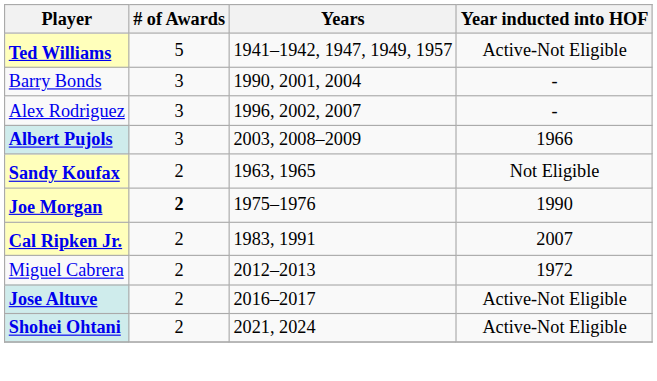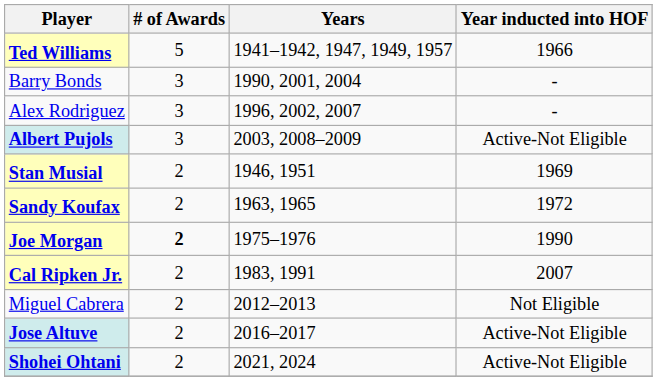(555, 50) Active-Not Eligible -> (555, 50) 1966
(555, 139) 1966 -> (555, 139) Active-Not Eligible
+ row: (56, 173)
(555, 170) Not Eligible -> (555, 204) 1972
(555, 270) 1972 -> (555, 303) Not Eligible
